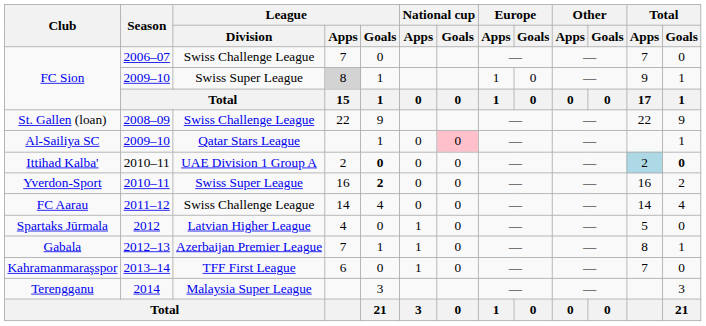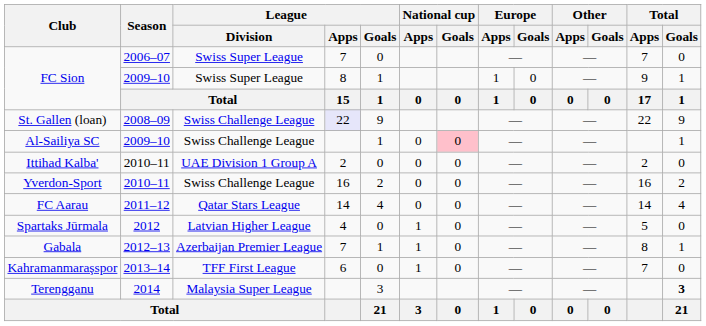(249, 57) Swiss Challenge League -> (249, 57) Swiss Super League
(343, 78) lightgrey background -> (343, 78) no background
(343, 120) no background -> (343, 120) lavender background
(249, 141) Qatar Stars League -> (249, 141) Swiss Challenge League
(380, 162) bold -> (380, 162) normal
(645, 162) lightblue background -> (645, 162) no background
(682, 162) bold -> (682, 162) normal
(249, 183) Swiss Super League -> (249, 183) Swiss Challenge League
(380, 183) bold -> (380, 183) normal
(249, 204) Swiss Challenge League -> (249, 204) Qatar Stars League
(682, 288) normal -> (682, 288) bold
